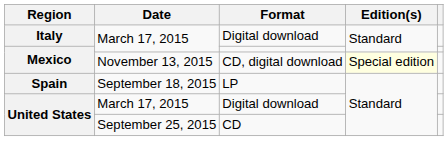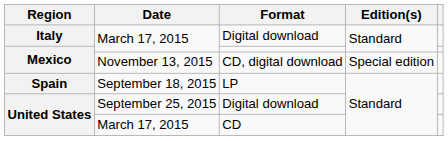(391, 62) lightyellow background -> (391, 62) no background
(143, 104) March 17, 2015 -> (157, 104) September 25, 2015
(157, 124) September 25, 2015 -> (143, 124) March 17, 2015
